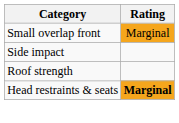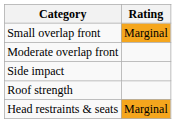+ row: (63, 52)
(148, 90) bold -> (146, 109) normal
